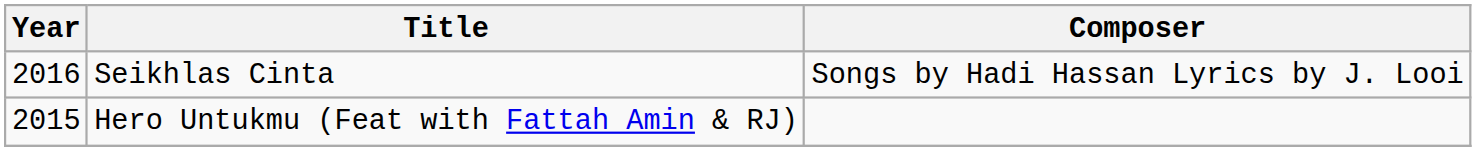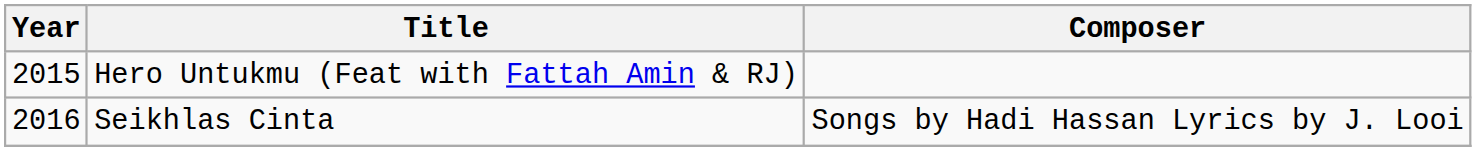rows swapped: (446, 122) <-> (214, 75)
